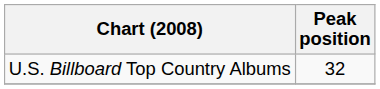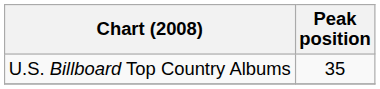(335, 68) 32 -> (335, 68) 35
